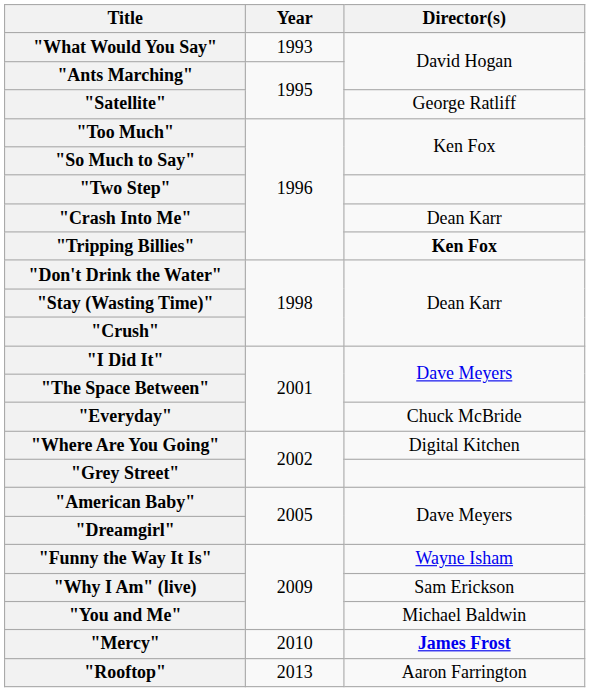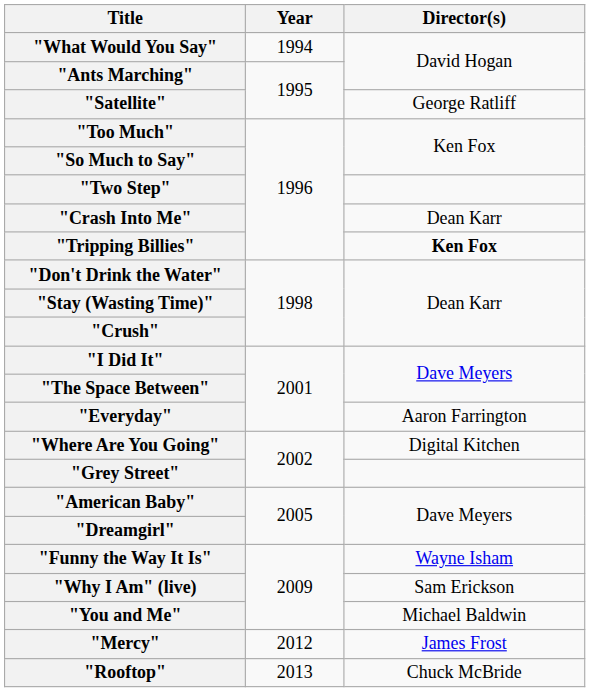(295, 47) 1993 -> (295, 47) 1994
(464, 416) Chuck McBride -> (464, 416) Aaron Farrington
(295, 643) 2010 -> (295, 643) 2012
(464, 643) bold -> (464, 643) normal
(464, 672) Aaron Farrington -> (464, 672) Chuck McBride
